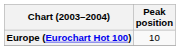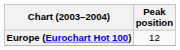(154, 38) 10 -> (154, 38) 12
